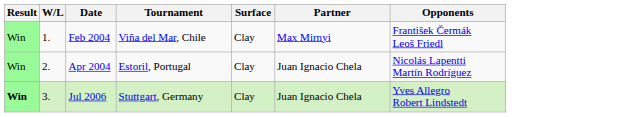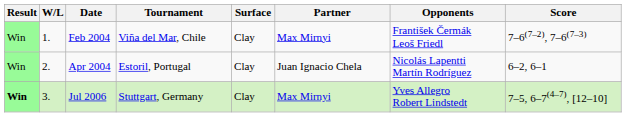+ column: (563, 13)
(319, 96) Juan Ignacio Chela -> (304, 96) Max Mirnyi
